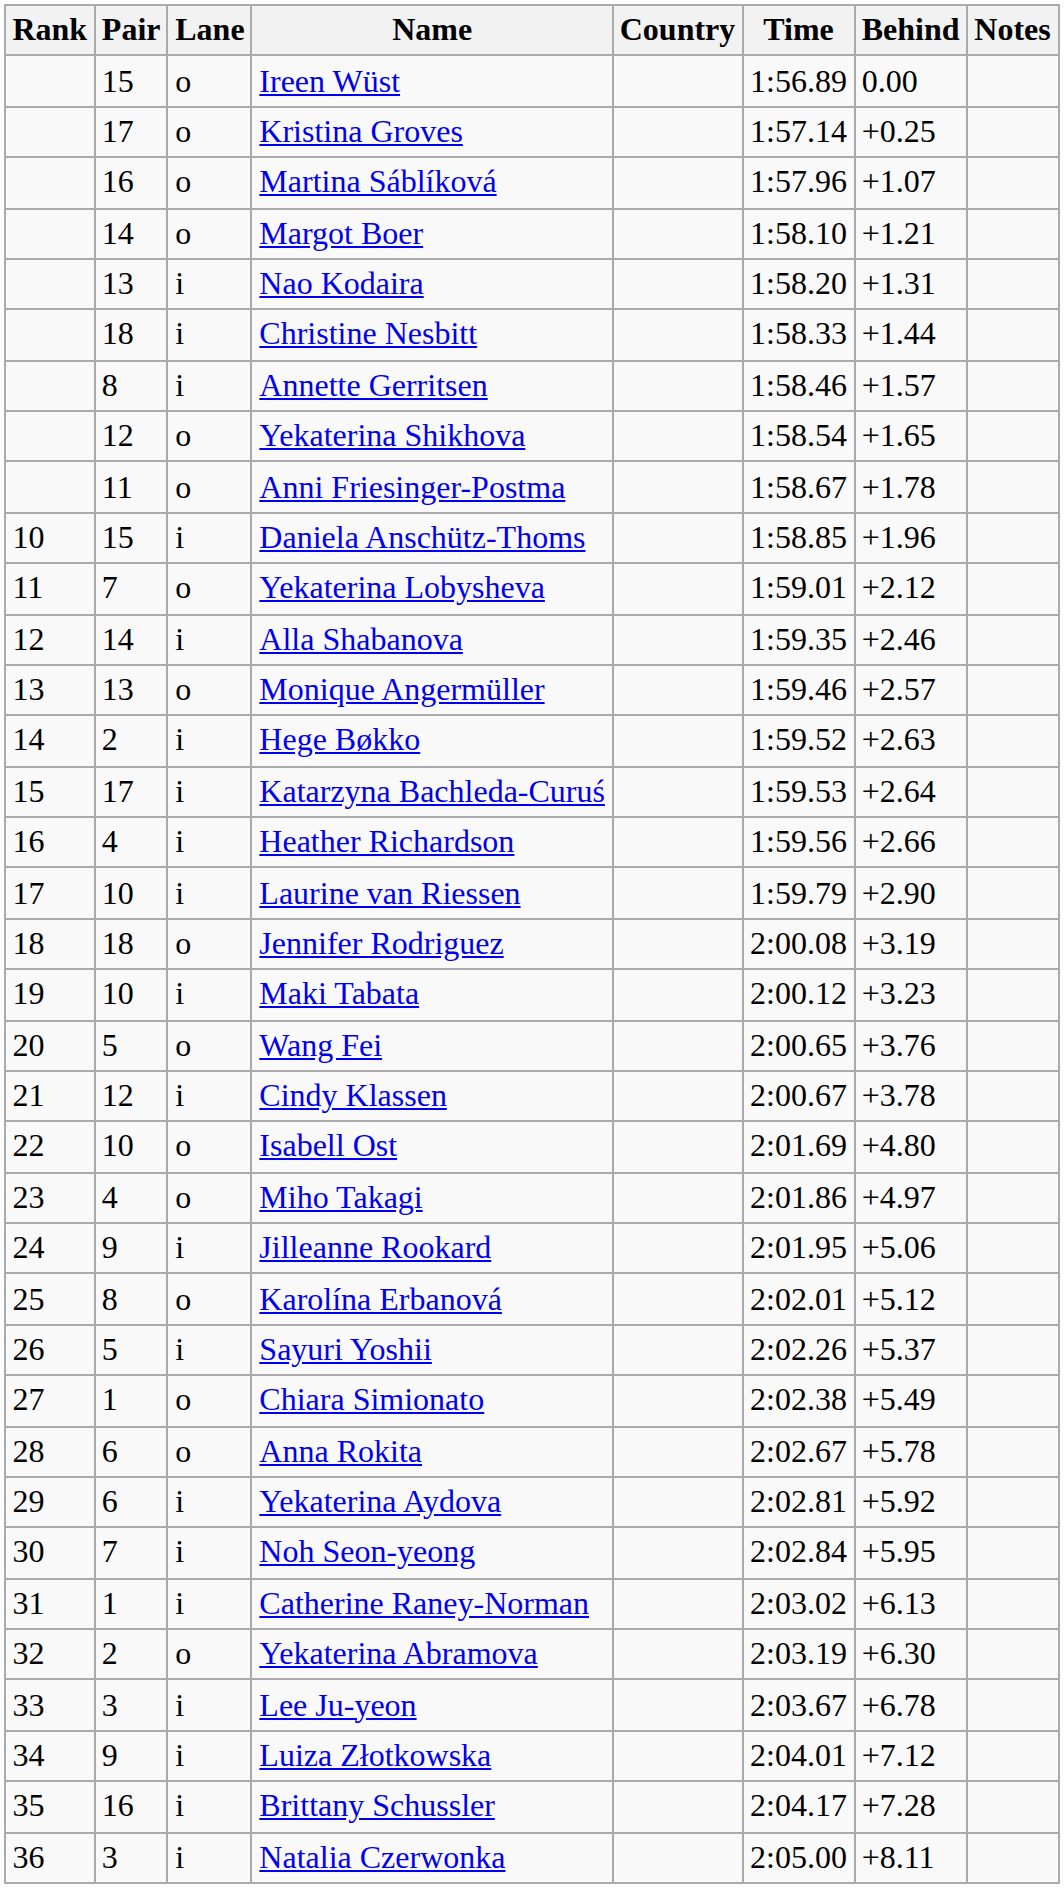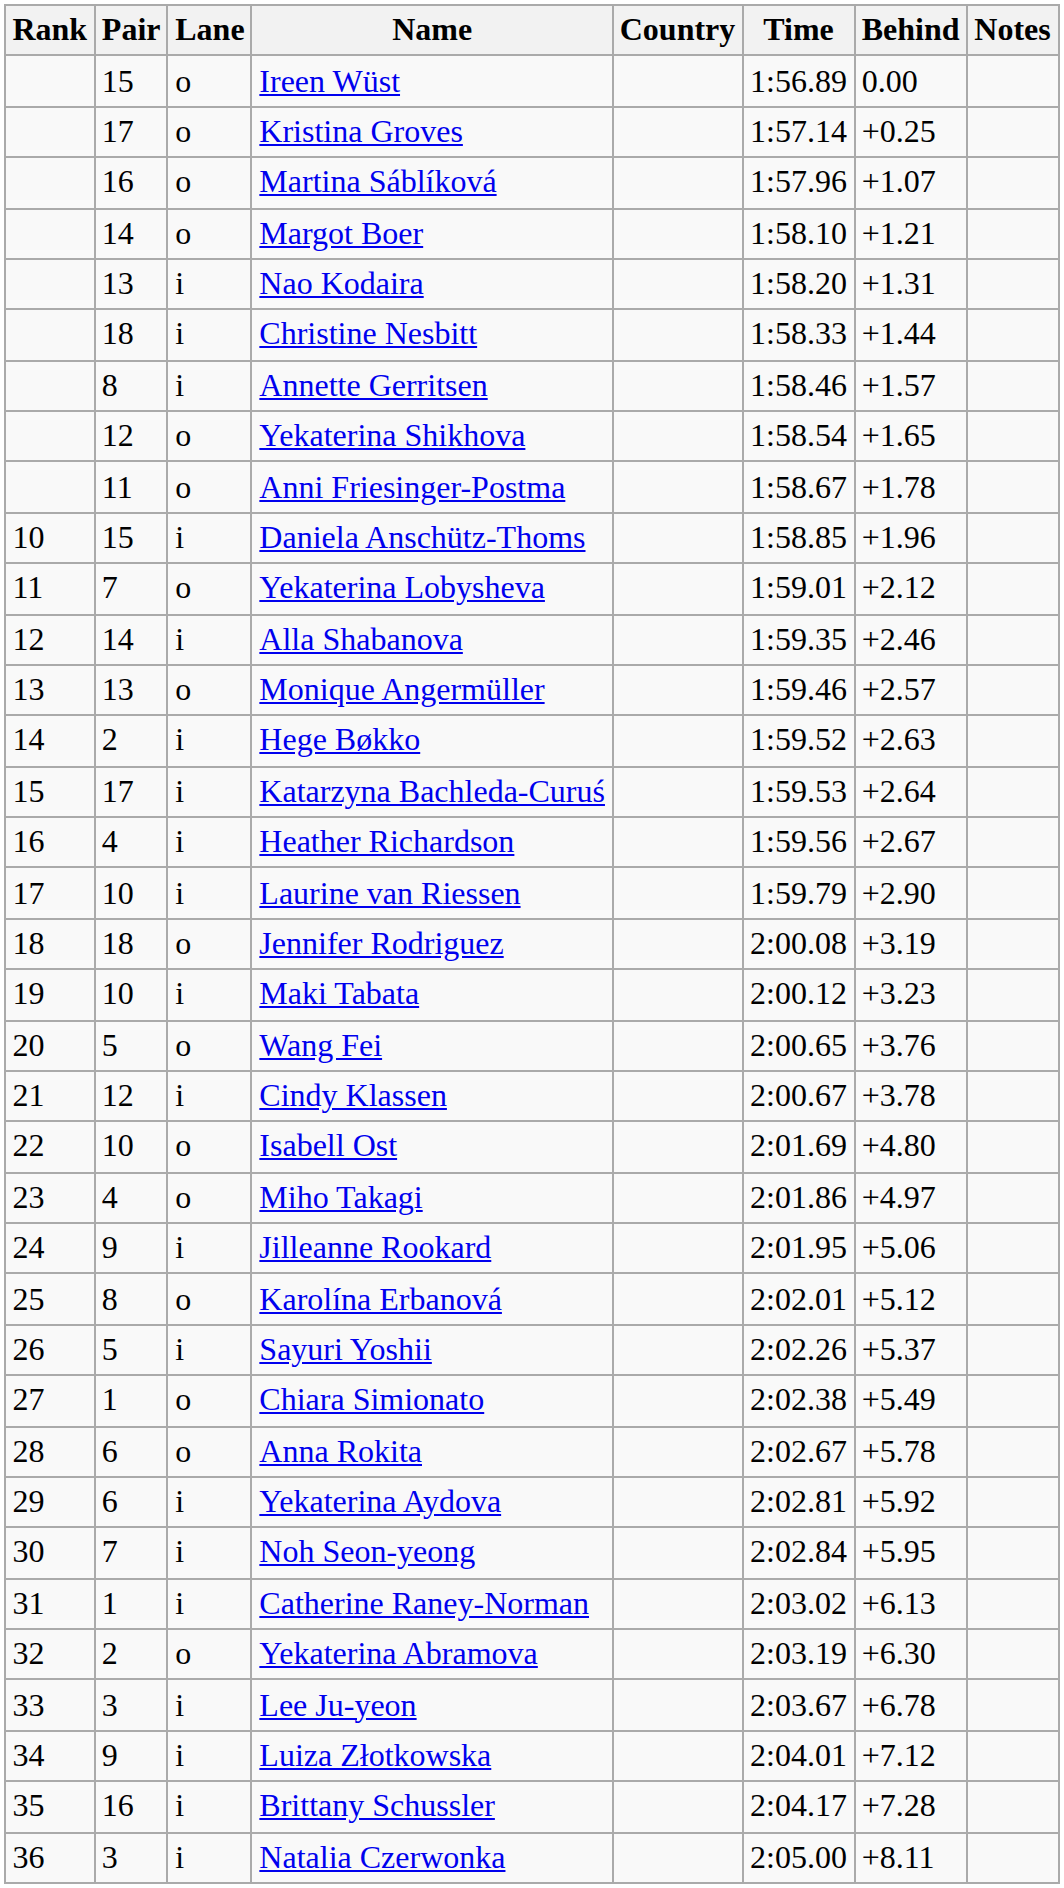(899, 841) +2.66 -> (899, 841) +2.67
